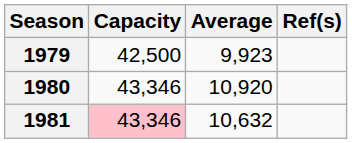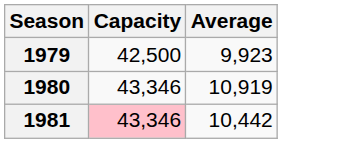- column: (312, 21)
(241, 87) 10,920 -> (241, 87) 10,919
(241, 120) 10,632 -> (241, 120) 10,442
